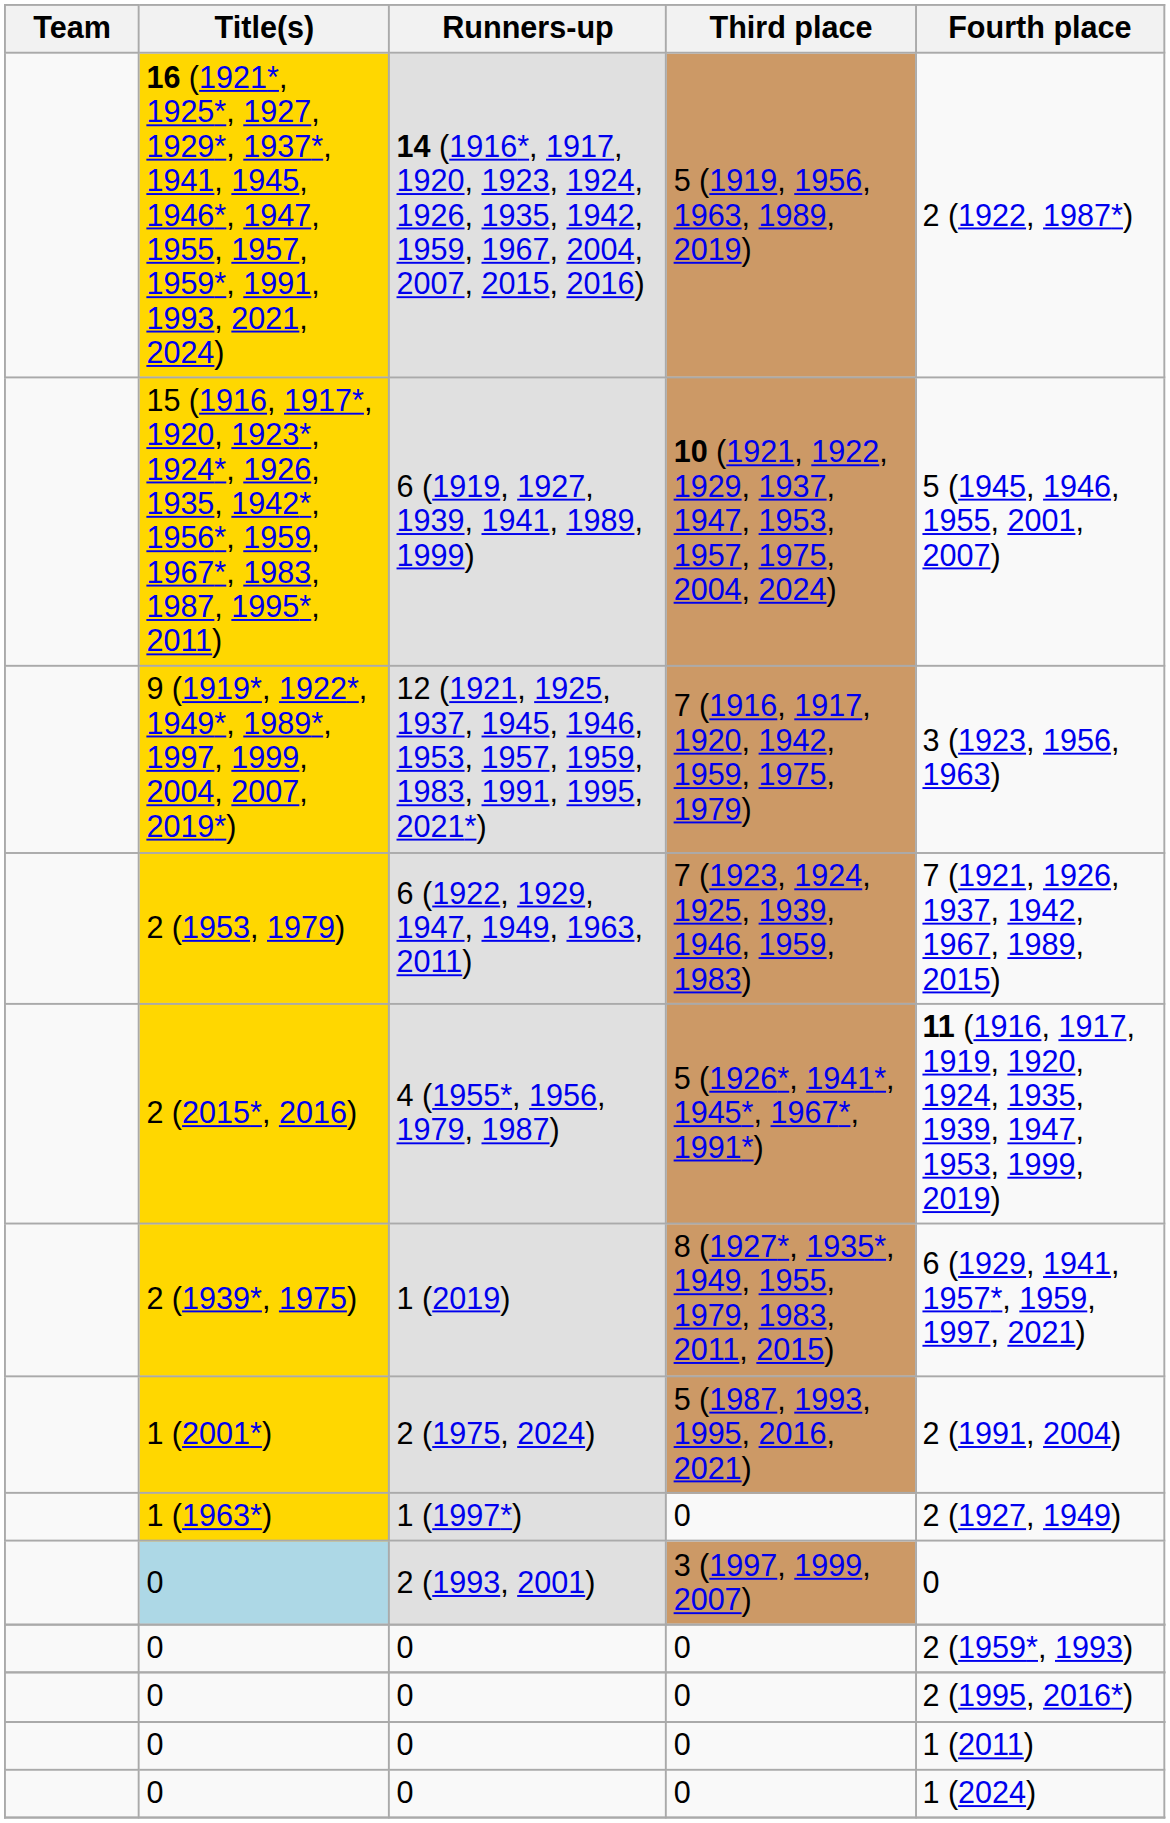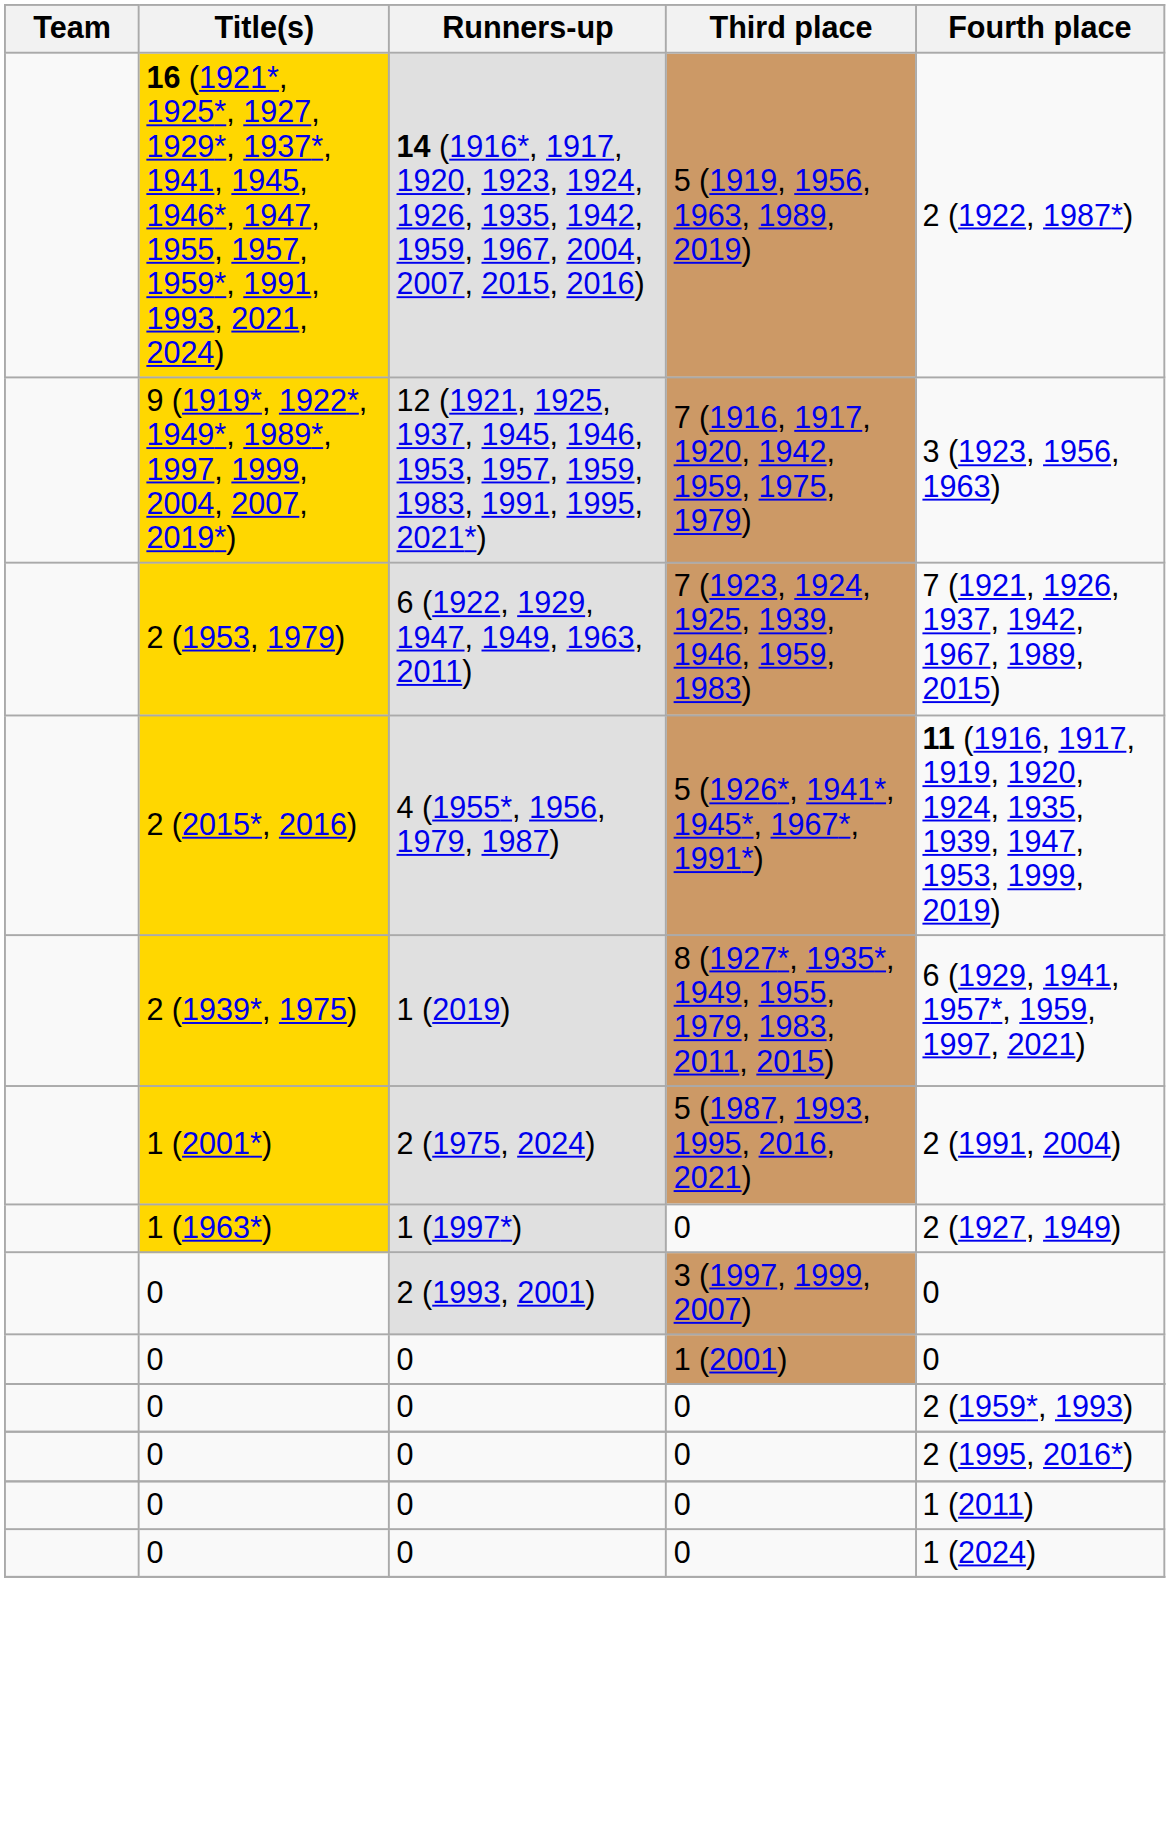- row: (520, 521)
(155, 1582) lightblue background -> (155, 1293) no background
+ row: (405, 1358)
